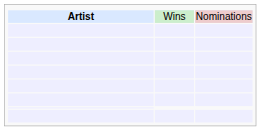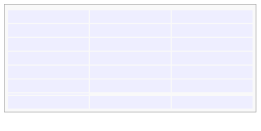- row: (81, 16)
